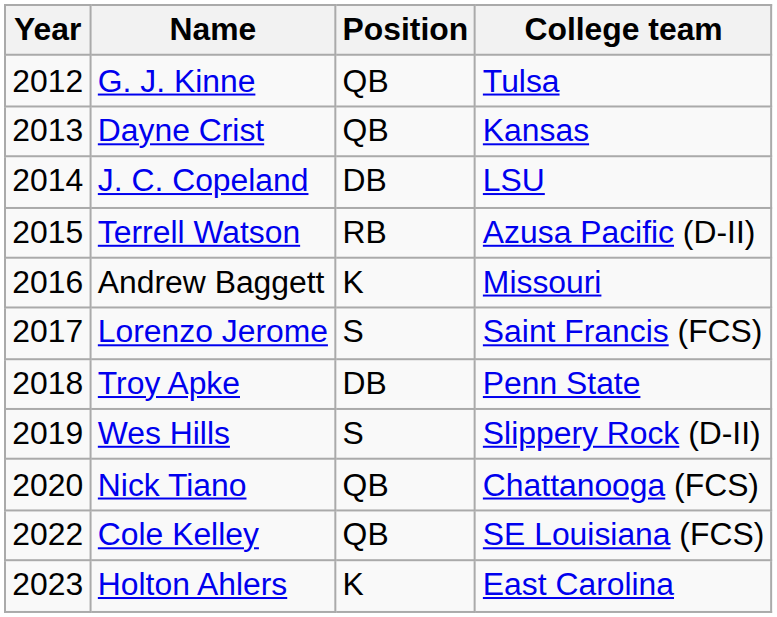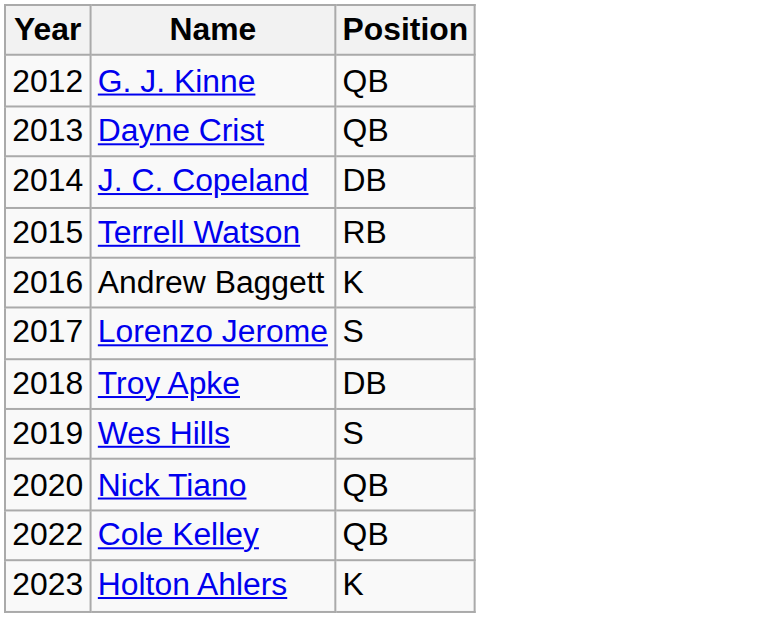- column: (624, 29)
